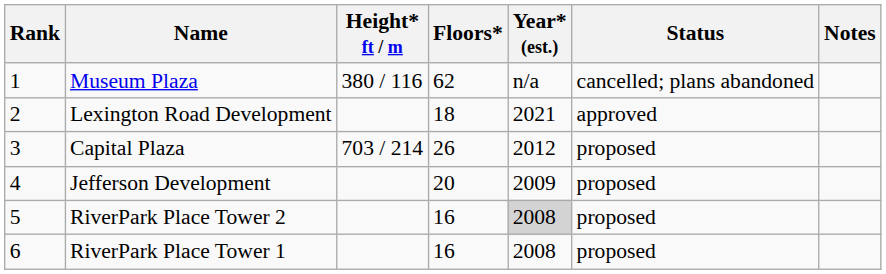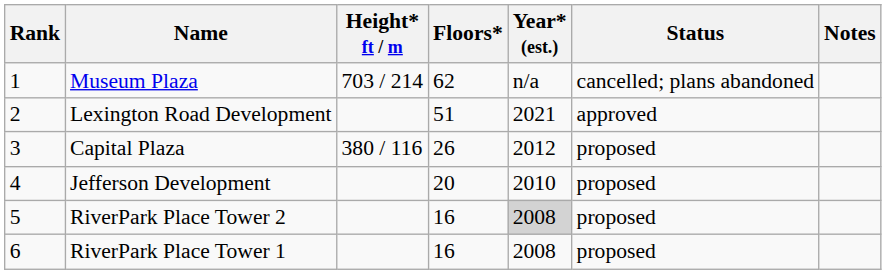(382, 80) 380 / 116 -> (382, 80) 703 / 214
(444, 114) 18 -> (444, 114) 51
(382, 148) 703 / 214 -> (382, 148) 380 / 116
(534, 182) 2009 -> (534, 182) 2010
